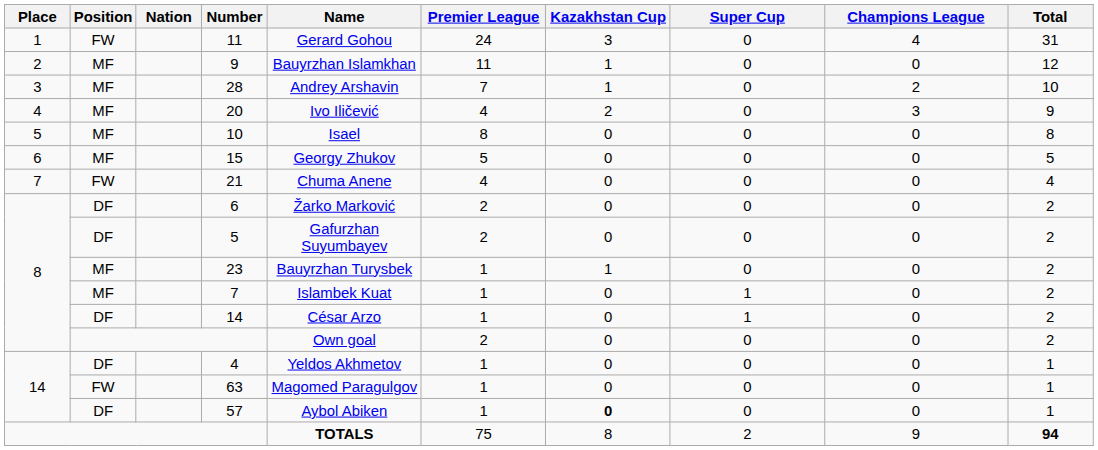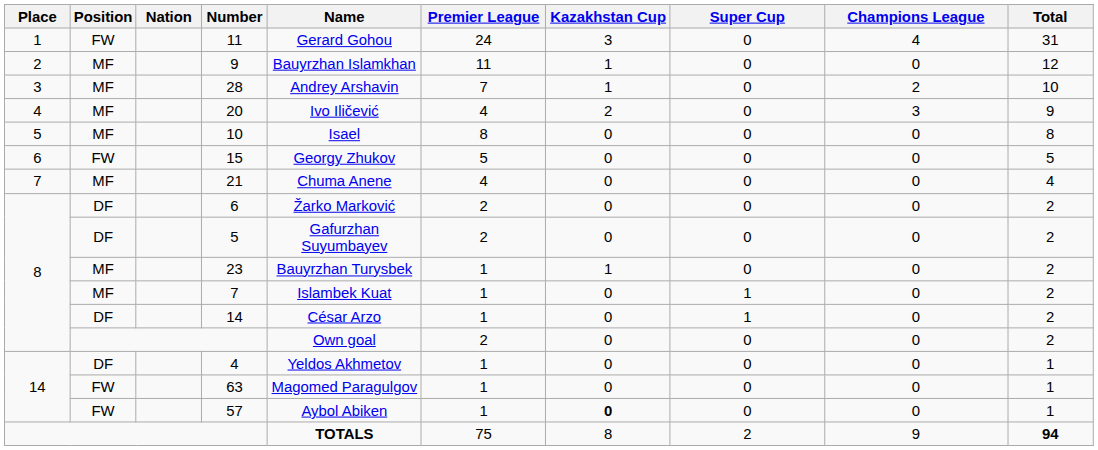(103, 158) MF -> (103, 158) FW
(103, 182) FW -> (103, 182) MF
(103, 410) DF -> (103, 410) FW
